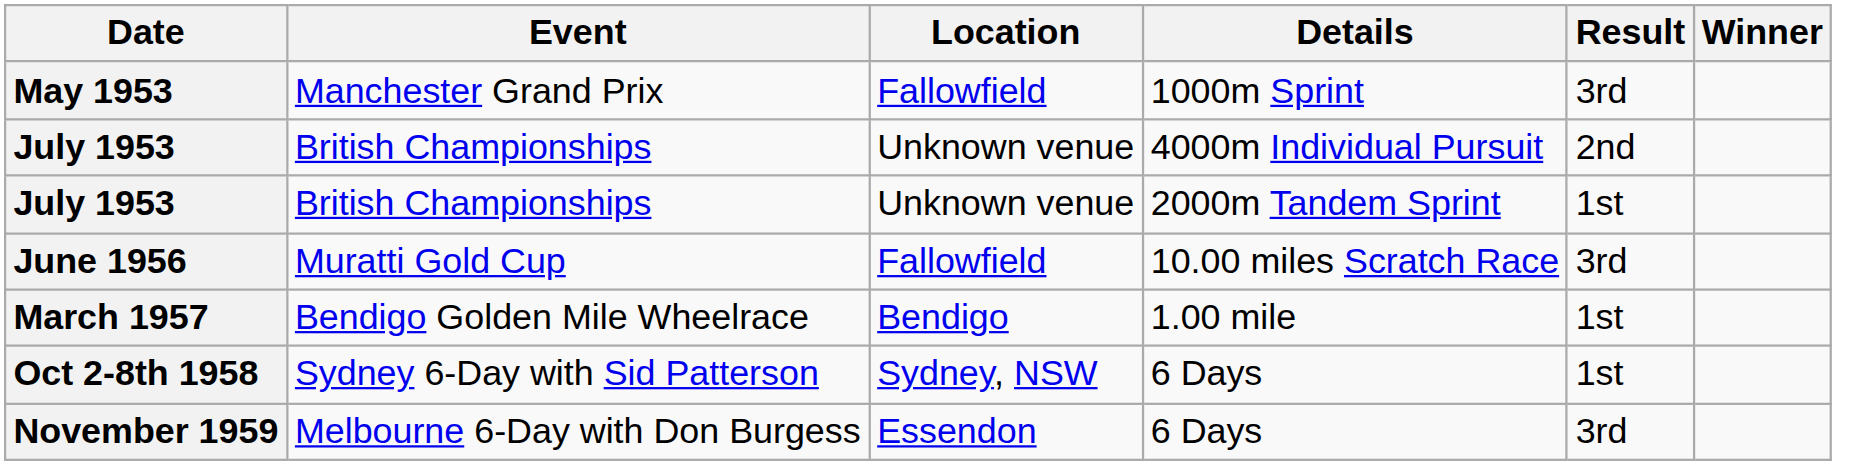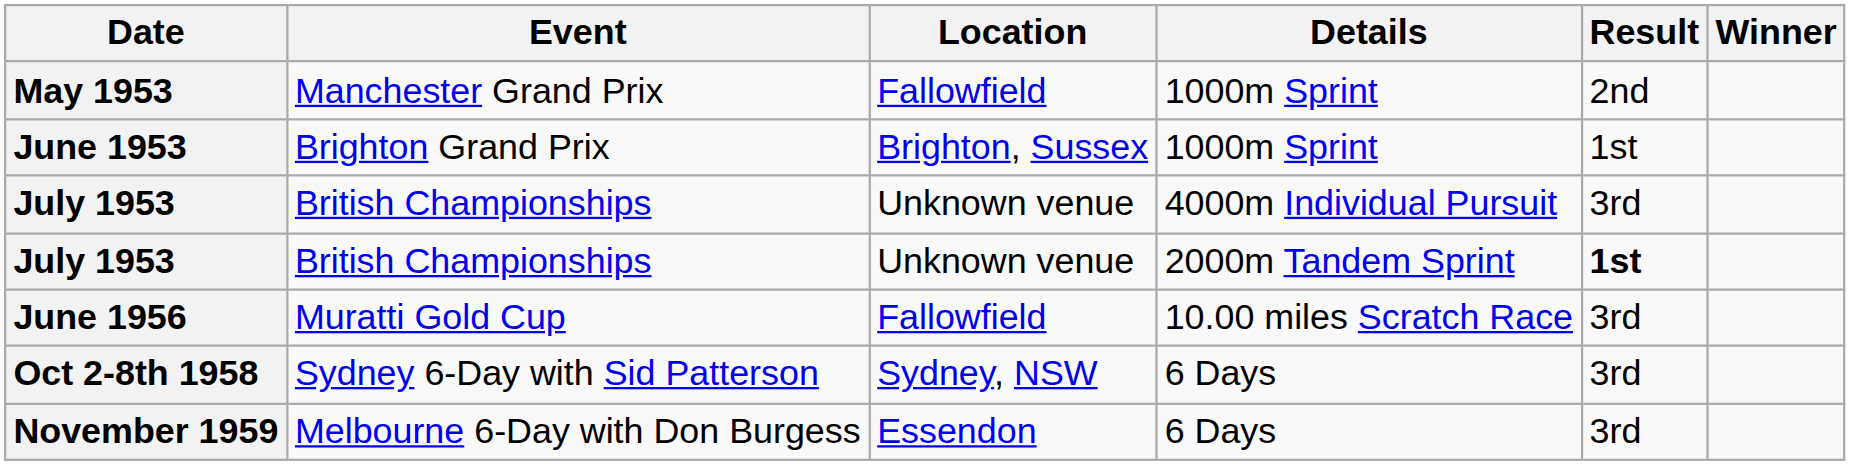(1602, 89) 3rd -> (1619, 89) 2nd
+ row: (100, 146)
(1606, 146) 2nd -> (1615, 203) 3rd
(1600, 203) normal -> (1615, 260) bold
- row: (111, 317)
(1600, 373) 1st -> (1615, 373) 3rd
